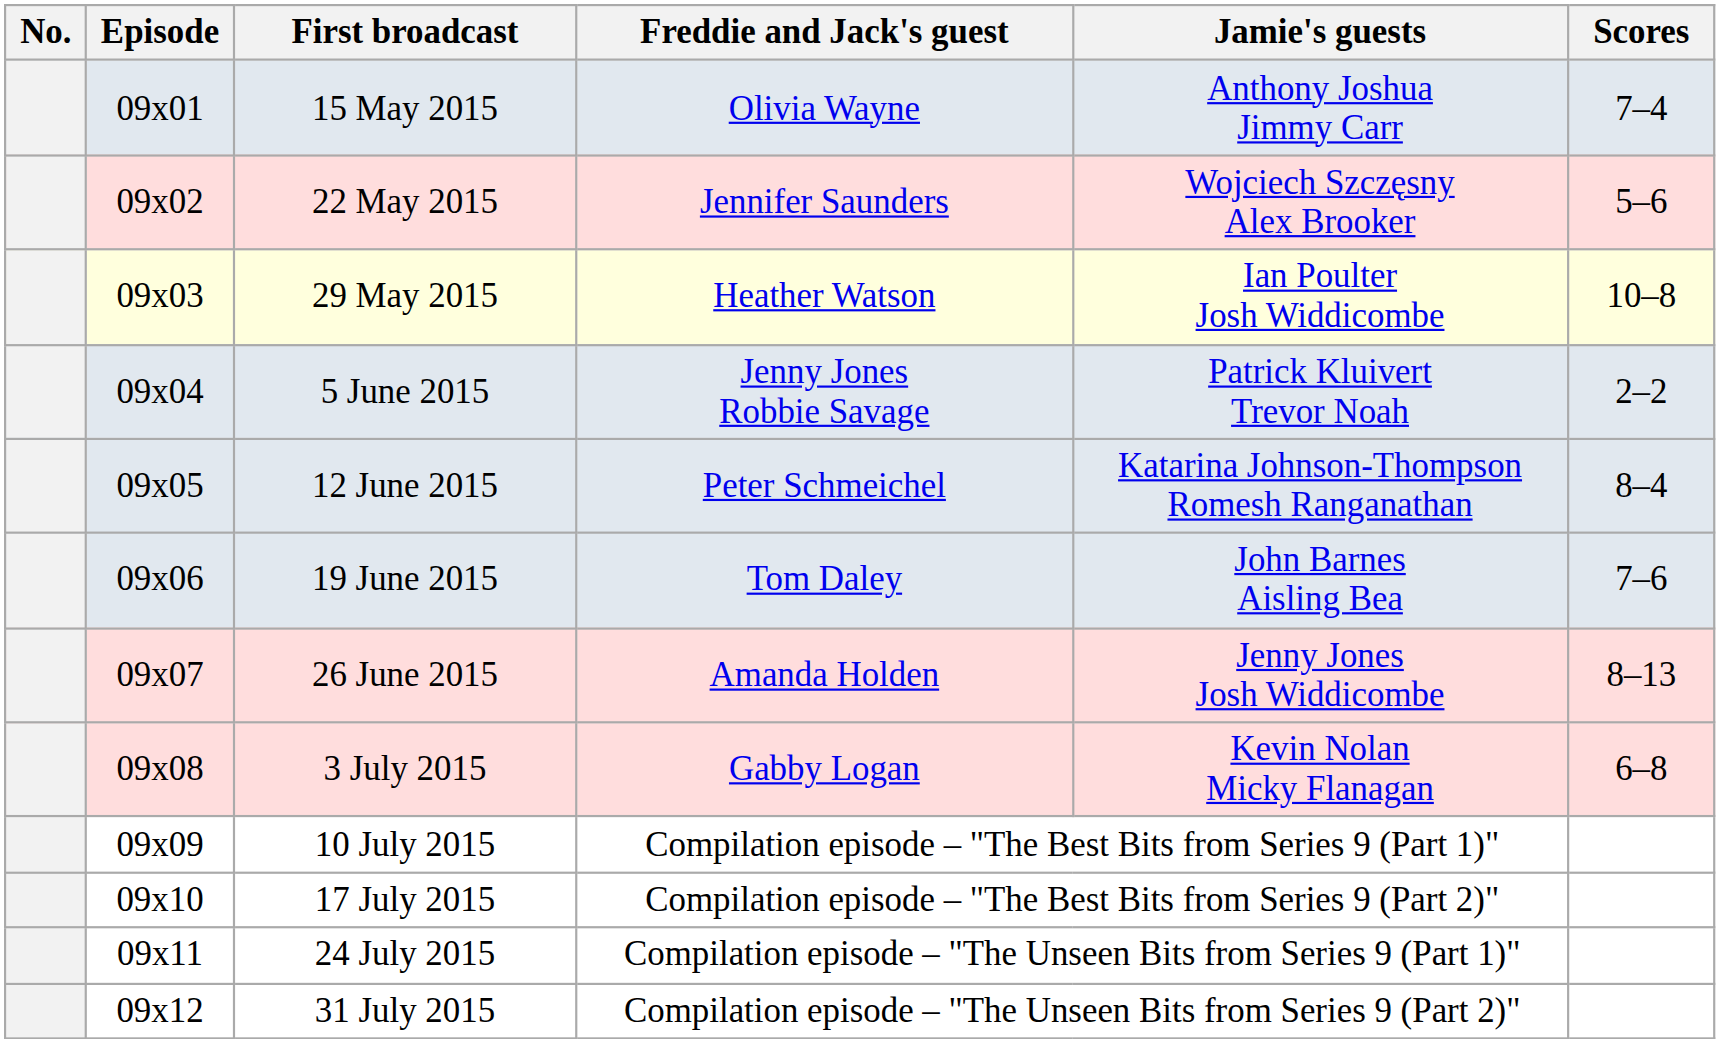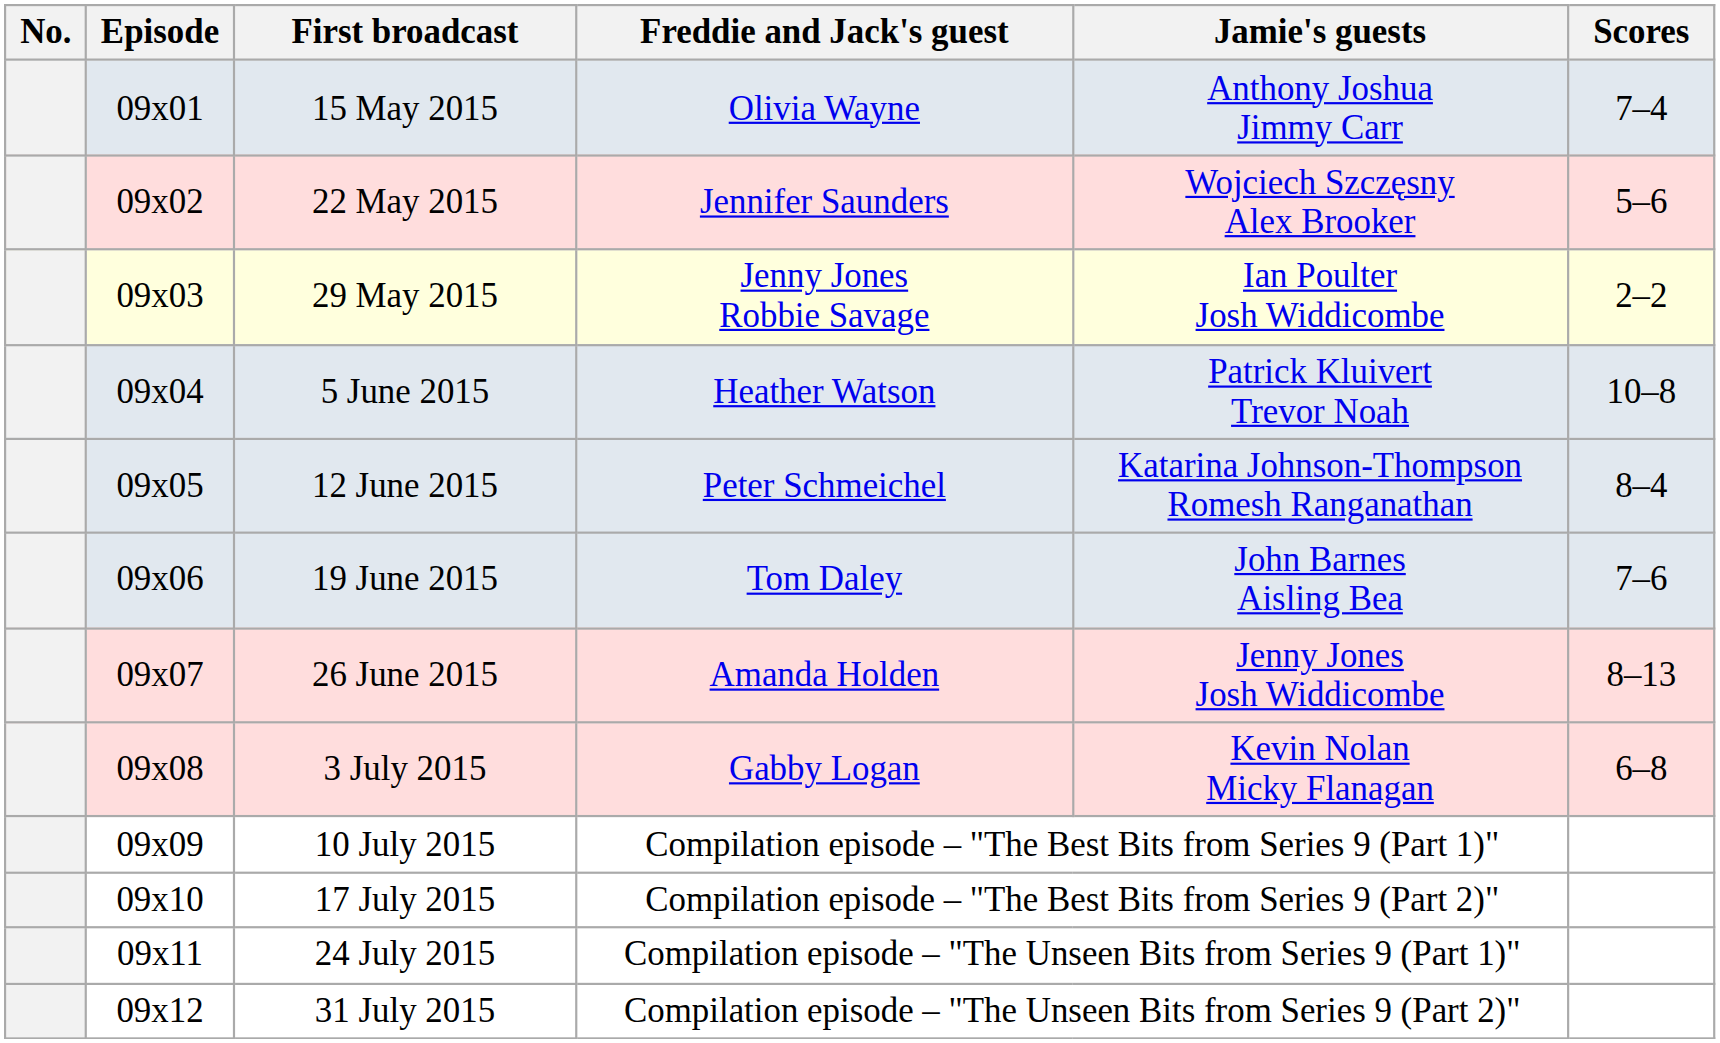(824, 296) Heather Watson -> (824, 296) Jenny Jones Robbie Savage
(1641, 296) 10–8 -> (1641, 296) 2–2
(824, 390) Jenny Jones Robbie Savage -> (824, 390) Heather Watson
(1641, 390) 2–2 -> (1641, 390) 10–8
